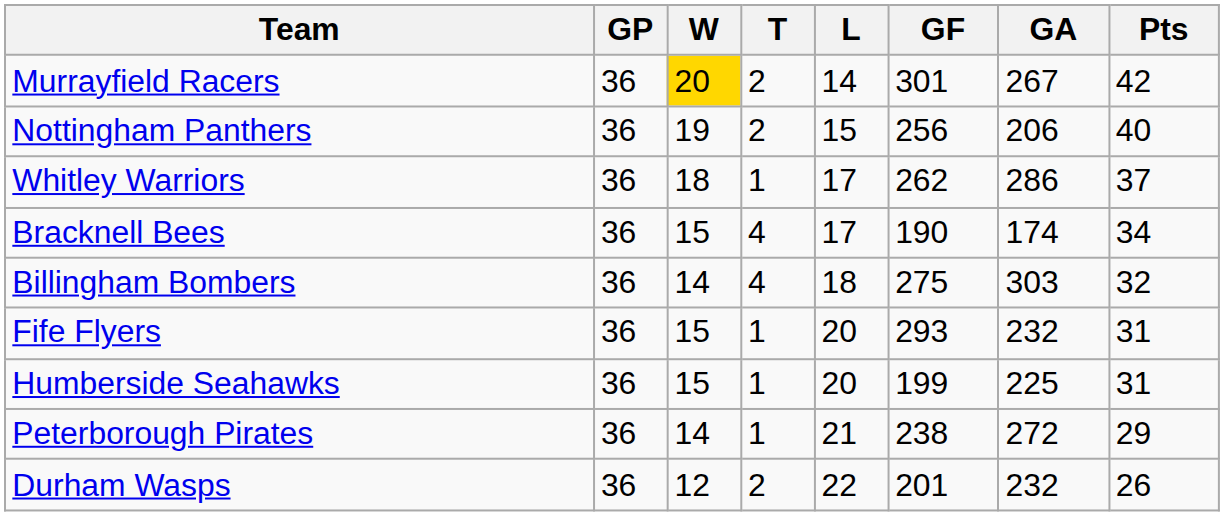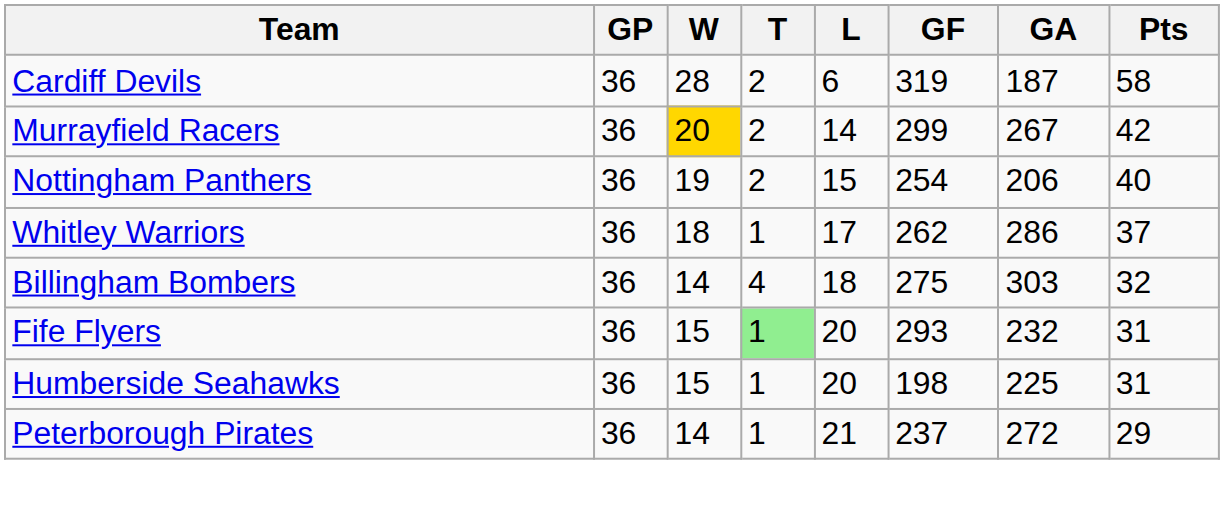+ row: (107, 80)
(922, 80) 301 -> (922, 130) 299
(922, 130) 256 -> (922, 181) 254
- row: (119, 231)
(757, 332) no background -> (757, 332) lightgreen background
(922, 383) 199 -> (922, 383) 198
(922, 433) 238 -> (922, 433) 237
- row: (121, 484)
